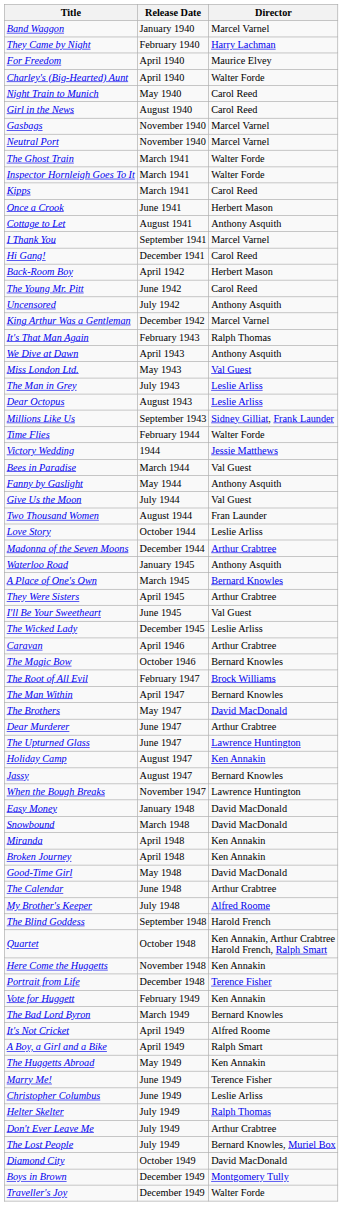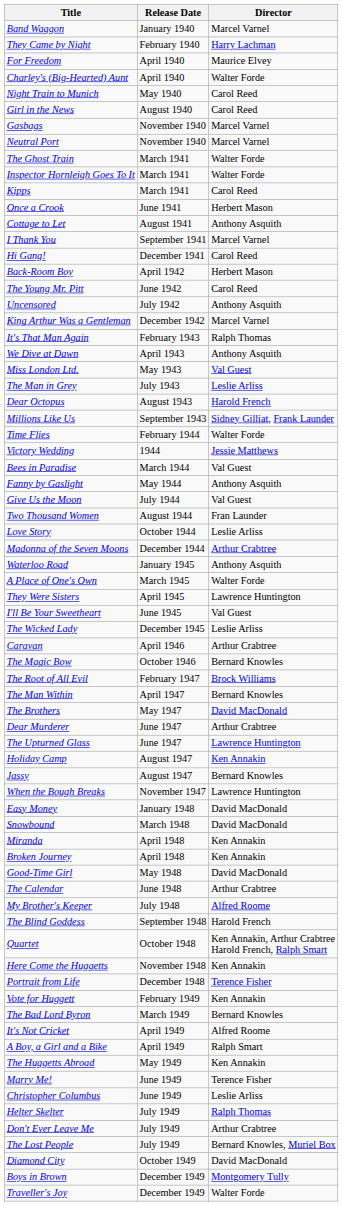(237, 402) Leslie Arliss -> (241, 402) Harold French
(247, 581) Bernard Knowles -> (238, 581) Walter Forde
(244, 597) Arthur Crabtree -> (256, 597) Lawrence Huntington
